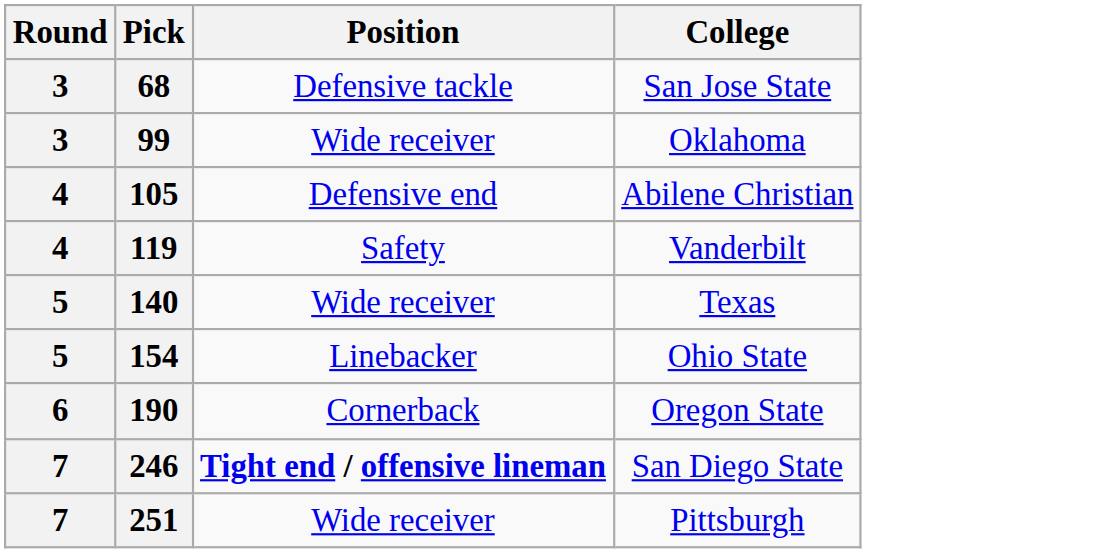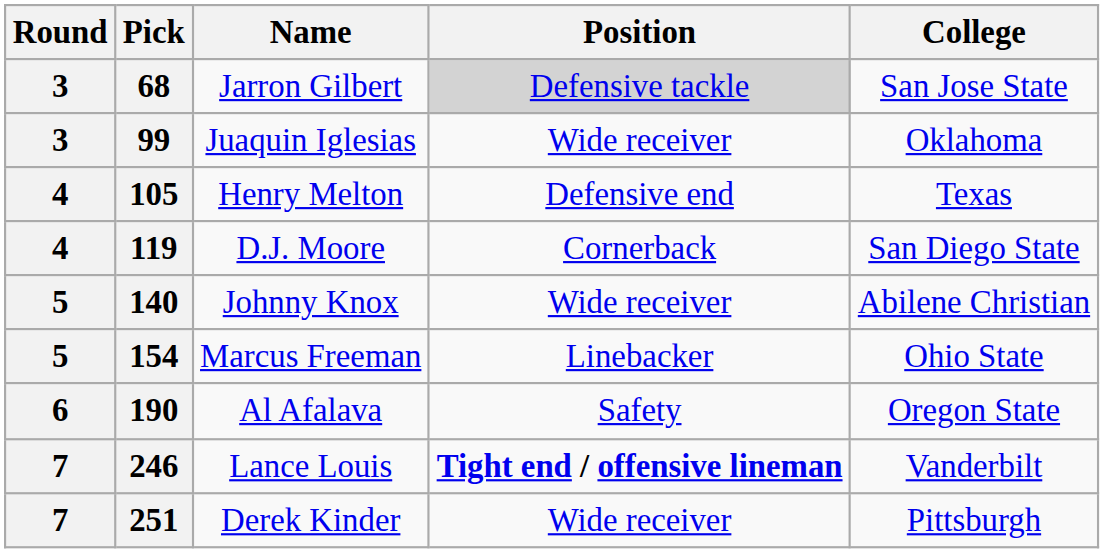+ column: (311, 31)
(403, 85) no background -> (640, 85) lightgrey background
(737, 194) Abilene Christian -> (974, 194) Texas
(403, 248) Safety -> (640, 248) Cornerback
(737, 248) Vanderbilt -> (974, 248) San Diego State
(737, 302) Texas -> (974, 302) Abilene Christian
(403, 410) Cornerback -> (640, 410) Safety
(737, 464) San Diego State -> (974, 464) Vanderbilt
